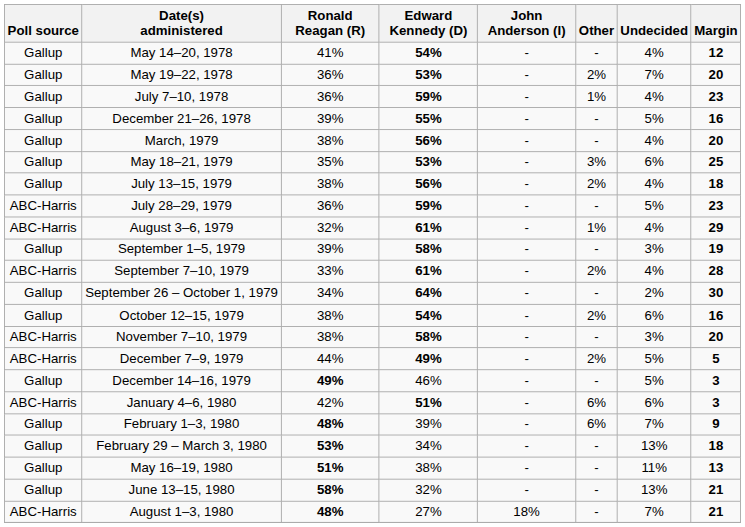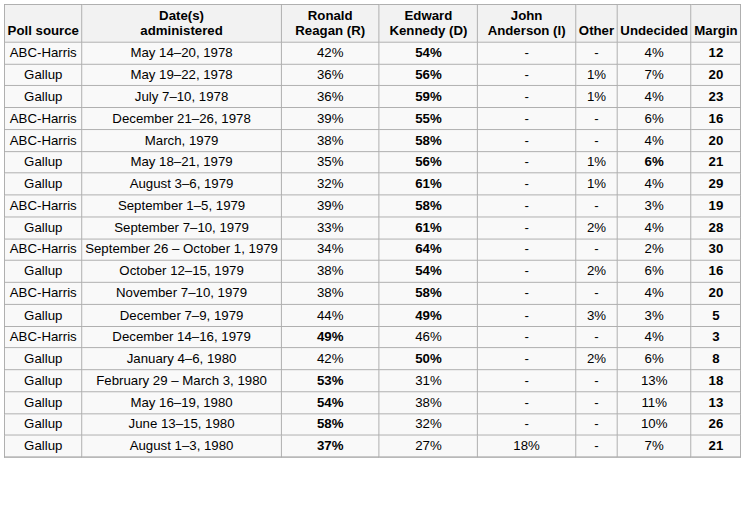(43, 53) Gallup -> (43, 53) ABC-Harris
(330, 53) 41% -> (330, 53) 42%
(428, 75) 53% -> (428, 75) 56%
(596, 75) 2% -> (596, 75) 1%
(43, 118) Gallup -> (43, 118) ABC-Harris
(654, 118) 5% -> (654, 118) 6%
(43, 140) Gallup -> (43, 140) ABC-Harris
(428, 140) 56% -> (428, 140) 58%
(428, 162) 53% -> (428, 162) 56%
(596, 162) 3% -> (596, 162) 1%
(654, 162) normal -> (654, 162) bold
(716, 162) 25 -> (716, 162) 21
- row: (182, 184)
- row: (182, 206)
(43, 228) ABC-Harris -> (43, 184) Gallup
(43, 249) Gallup -> (43, 206) ABC-Harris
(43, 271) ABC-Harris -> (43, 228) Gallup
(43, 293) Gallup -> (43, 249) ABC-Harris
(654, 337) 3% -> (654, 293) 4%
(43, 359) ABC-Harris -> (43, 315) Gallup
(596, 359) 2% -> (596, 315) 3%
(654, 359) 5% -> (654, 315) 3%
(43, 381) Gallup -> (43, 337) ABC-Harris
(654, 381) 5% -> (654, 337) 4%
(43, 402) ABC-Harris -> (43, 359) Gallup
(428, 402) 51% -> (428, 359) 50%
(596, 402) 6% -> (596, 359) 2%
(716, 402) 3 -> (716, 359) 8
- row: (182, 424)
(428, 446) 34% -> (428, 381) 31%
(330, 468) 51% -> (330, 402) 54%
(654, 490) 13% -> (654, 424) 10%
(716, 490) 21 -> (716, 424) 26
(43, 512) ABC-Harris -> (43, 446) Gallup
(330, 512) 48% -> (330, 446) 37%
